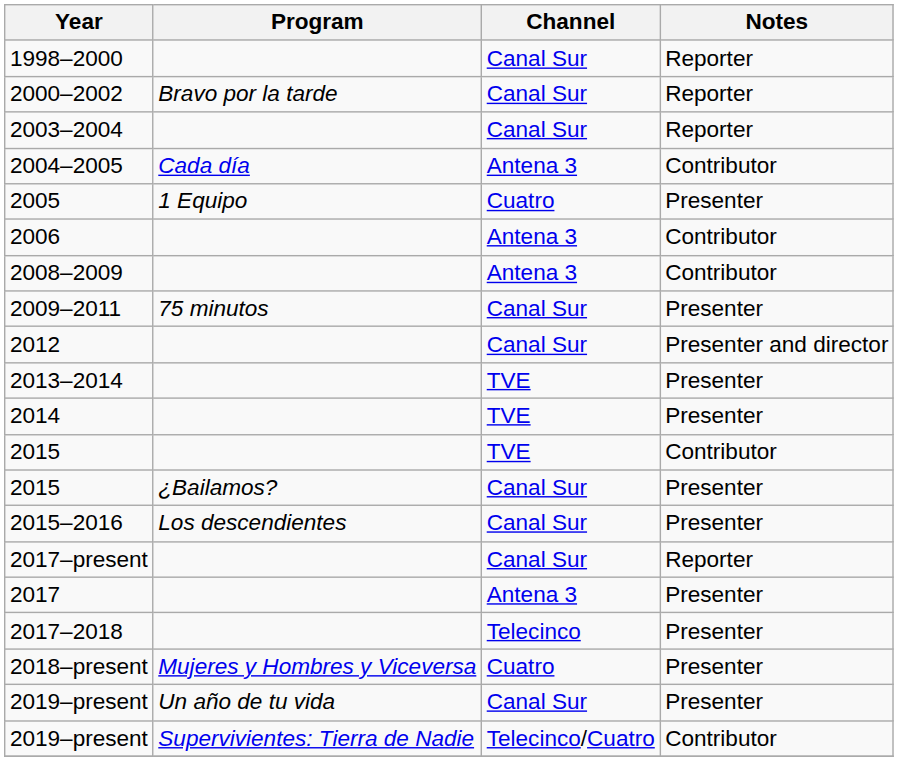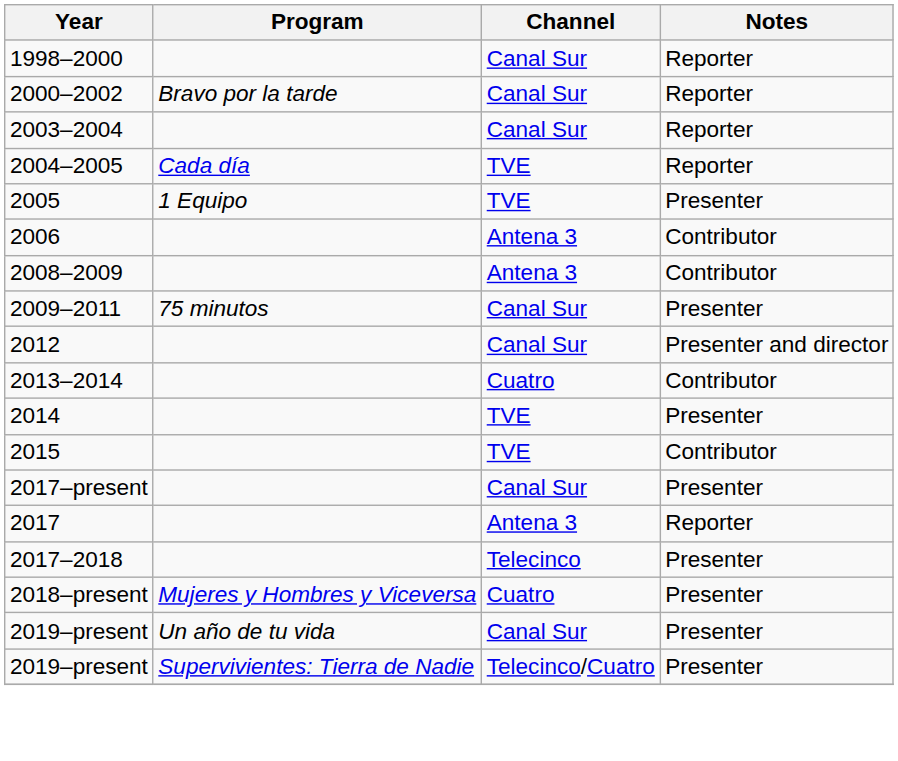(532, 165) Antena 3 -> (509, 165) TVE
(721, 165) Contributor -> (709, 165) Reporter
(521, 201) Cuatro -> (509, 201) TVE
(509, 380) TVE -> (521, 380) Cuatro
(714, 380) Presenter -> (721, 380) Contributor
- row: (35, 487)
- row: (66, 523)
(709, 559) Reporter -> (714, 487) Presenter
(714, 594) Presenter -> (709, 523) Reporter
(721, 737) Contributor -> (714, 666) Presenter
